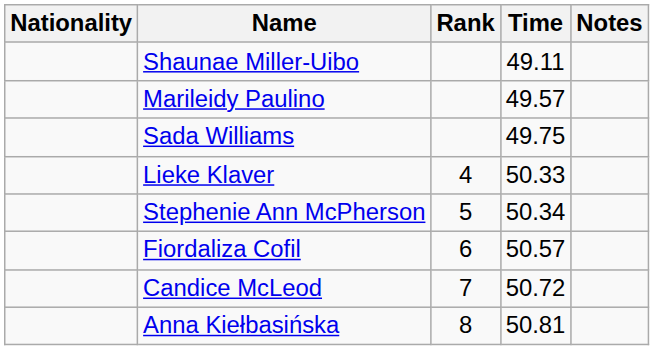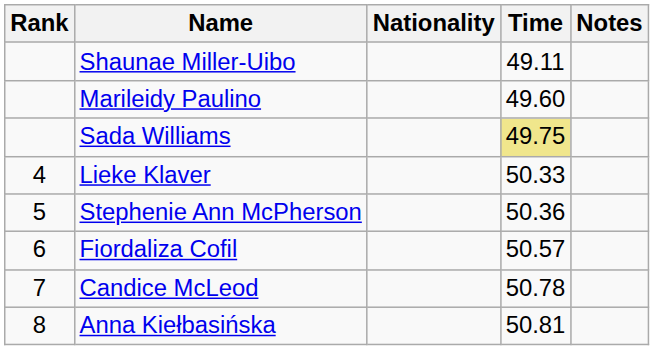columns swapped: (466, 23) <-> (71, 23)
(536, 99) 49.57 -> (536, 99) 49.60
(536, 136) no background -> (536, 136) khaki background
(536, 212) 50.34 -> (536, 212) 50.36
(536, 288) 50.72 -> (536, 288) 50.78
